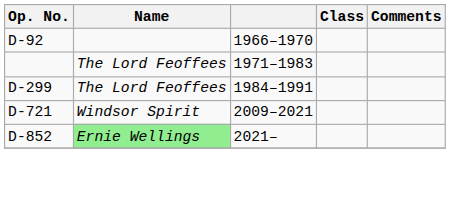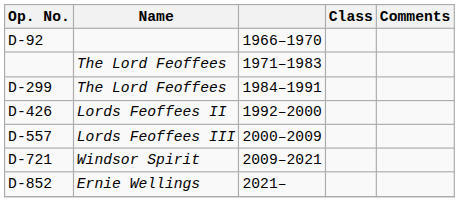+ row: (30, 112)
+ row: (30, 136)
(138, 136) lightgreen background -> (138, 184) no background
